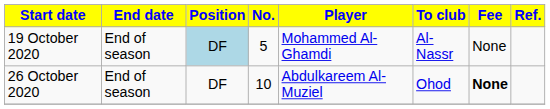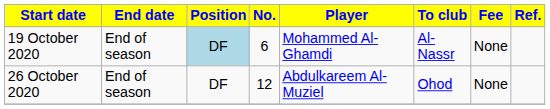(263, 46) 5 -> (264, 46) 6
(263, 84) 10 -> (264, 84) 12
(490, 84) bold -> (491, 84) normal
